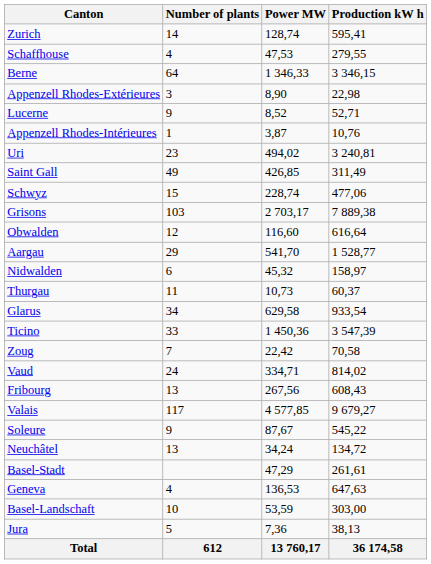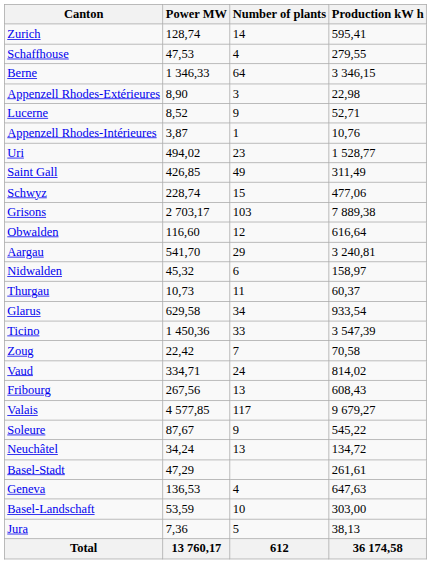columns swapped: (213, 14) <-> (296, 14)
(354, 152) 3 240,81 -> (354, 152) 1 528,77
(354, 251) 1 528,77 -> (354, 251) 3 240,81
